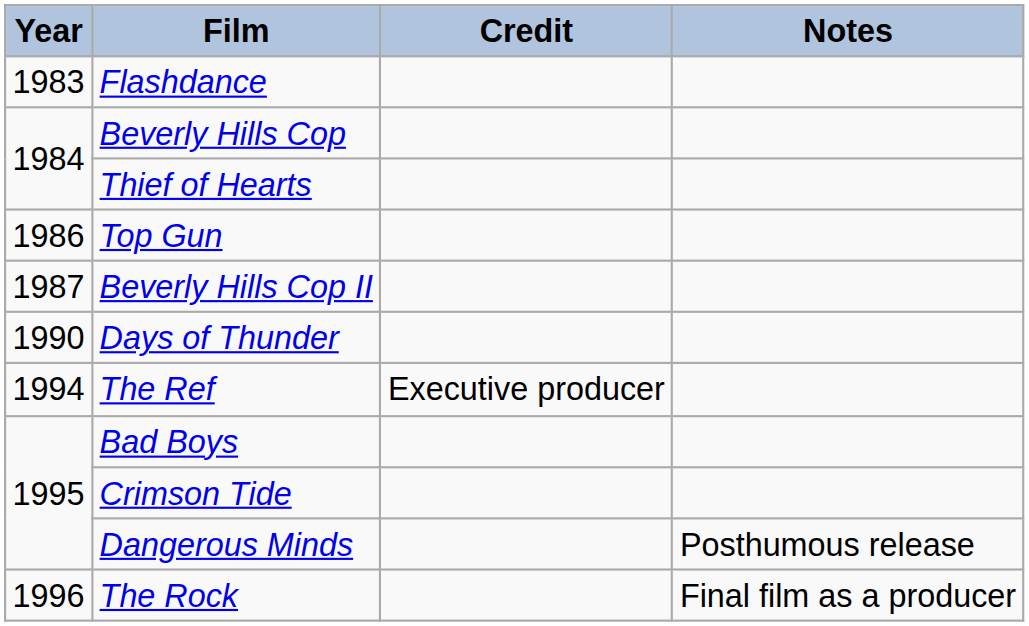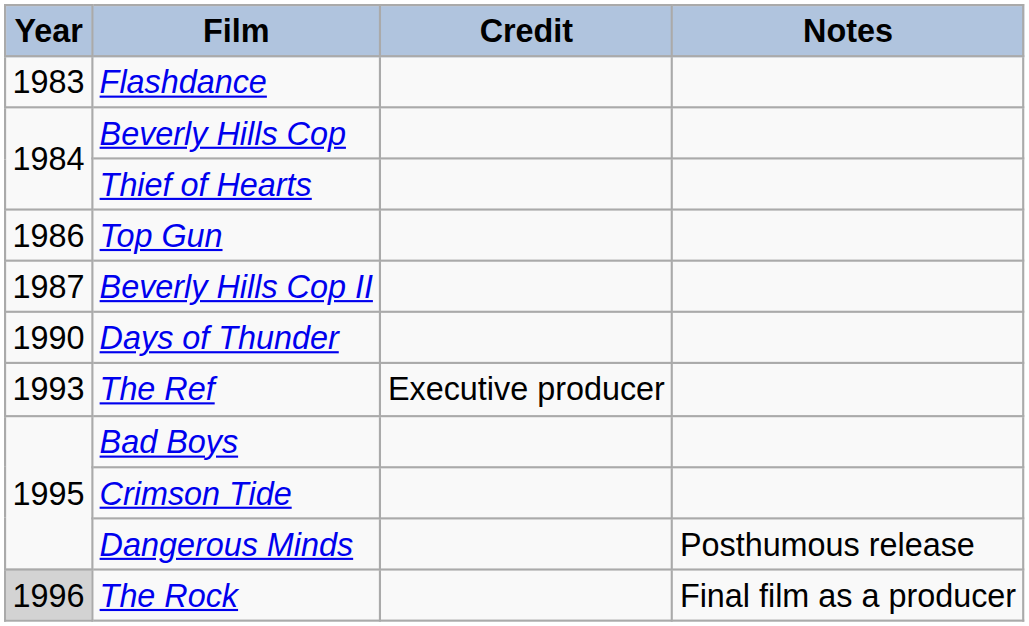(49, 390) 1994 -> (49, 390) 1993
(49, 595) no background -> (49, 595) lightgrey background
